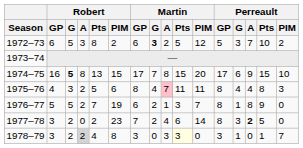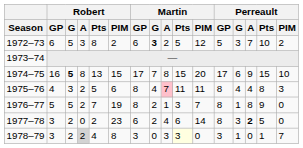(136, 105) 6 -> (136, 105) 8
(136, 120) 7 -> (136, 120) 6
